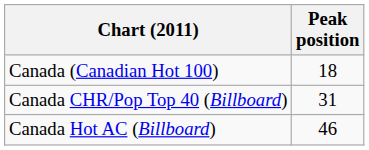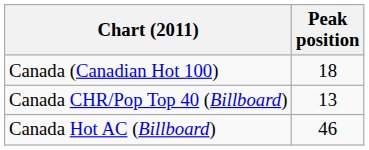(328, 99) 31 -> (328, 99) 13
